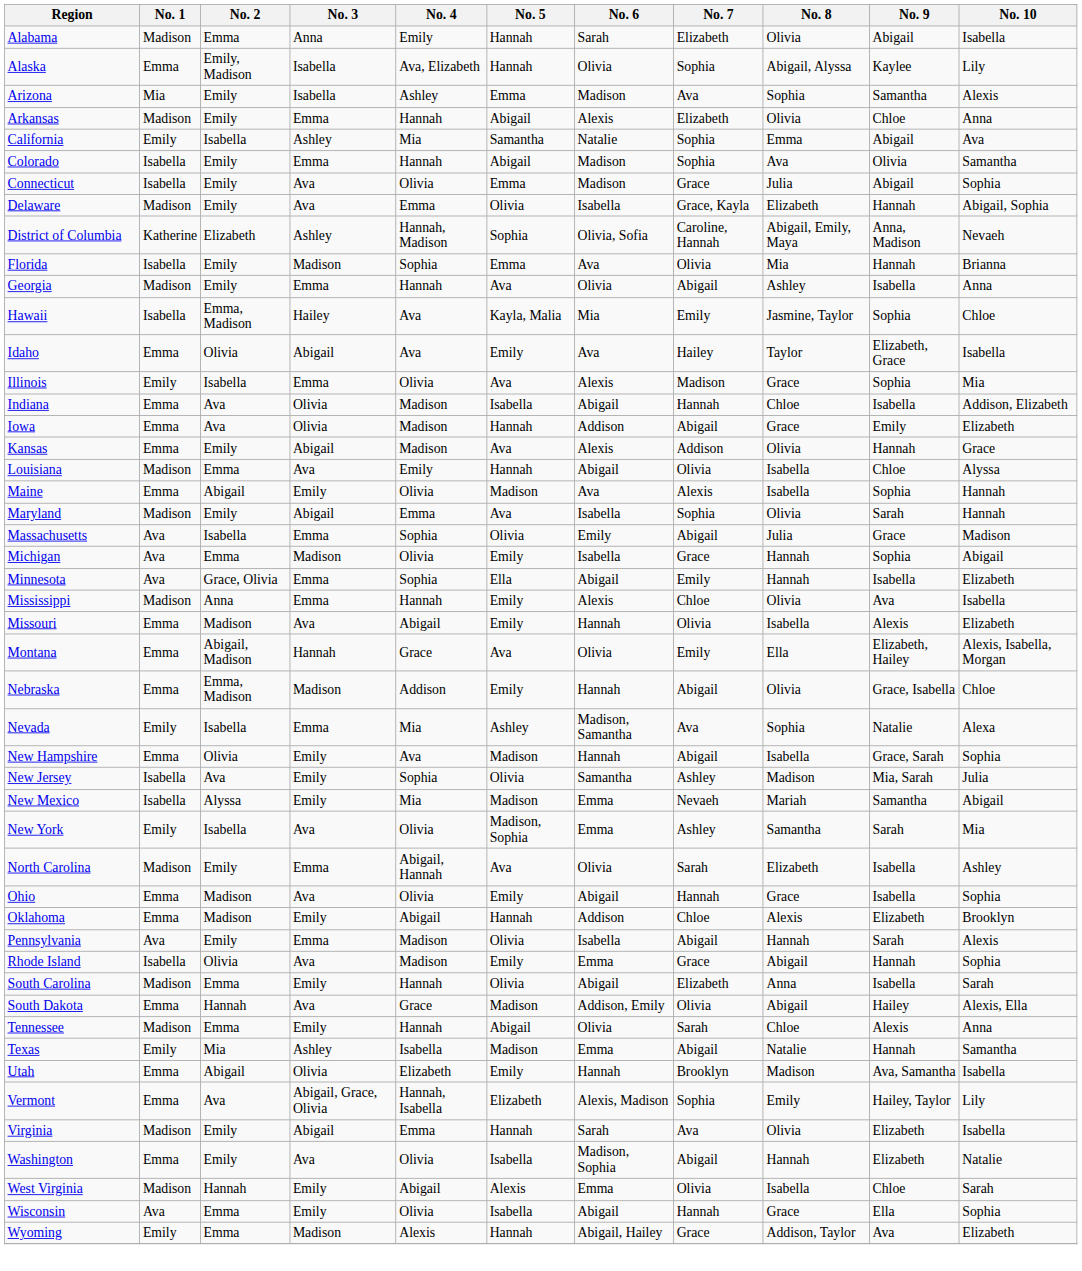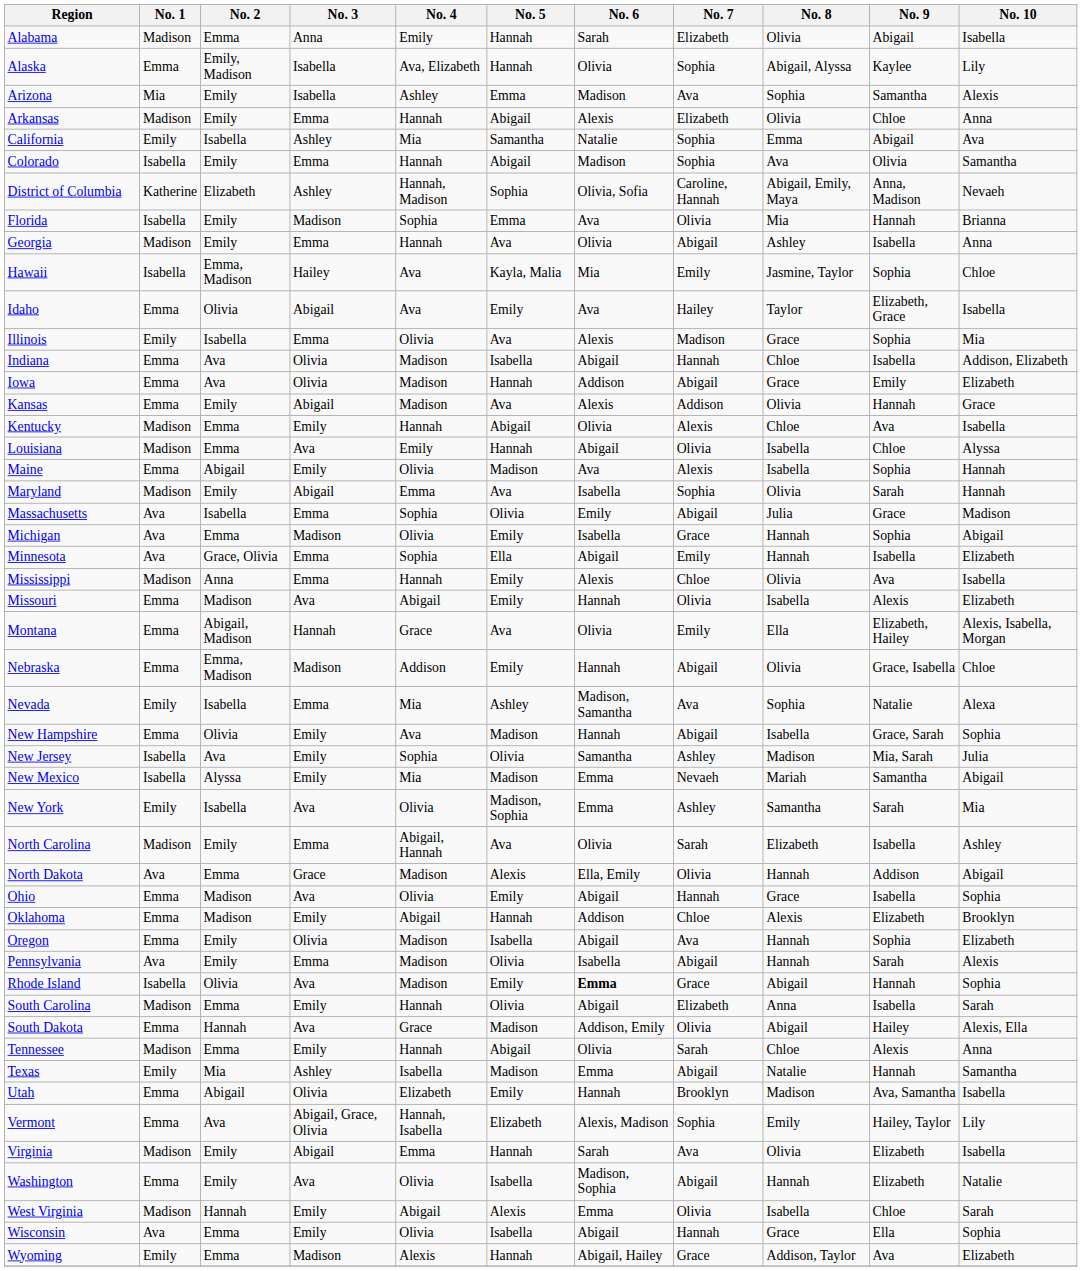- row: (41, 183)
- row: (34, 205)
+ row: (34, 426)
+ row: (45, 874)
+ row: (28, 940)
(595, 962) normal -> (597, 983) bold
